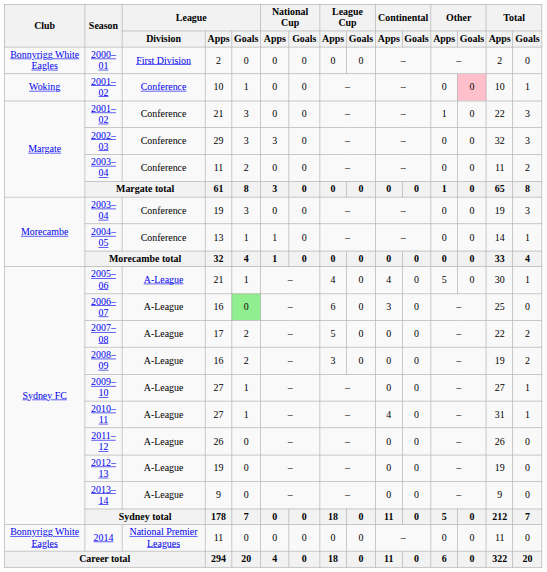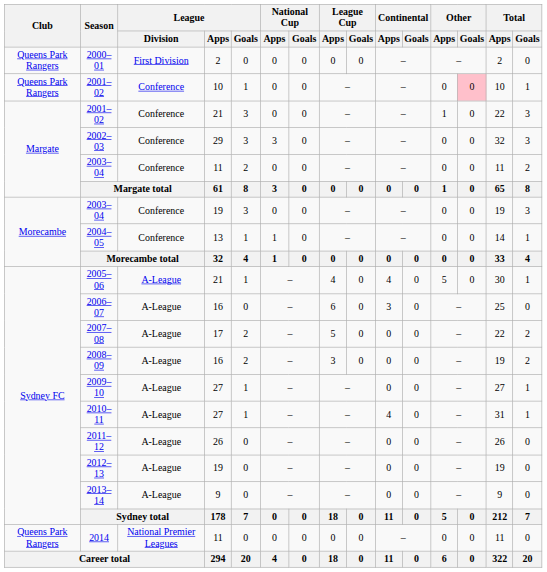(45, 60) Bonnyrigg White Eagles -> (42, 60) Queens Park Rangers
(45, 87) Woking -> (42, 87) Queens Park Rangers
(246, 307) lightgreen background -> (246, 307) no background
(45, 538) Bonnyrigg White Eagles -> (42, 538) Queens Park Rangers
